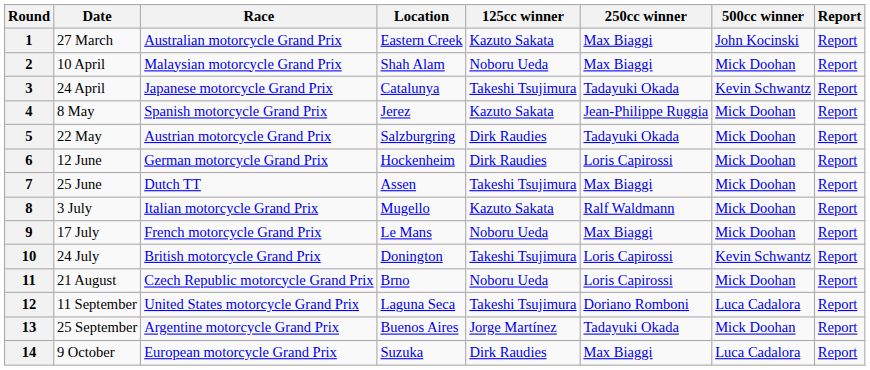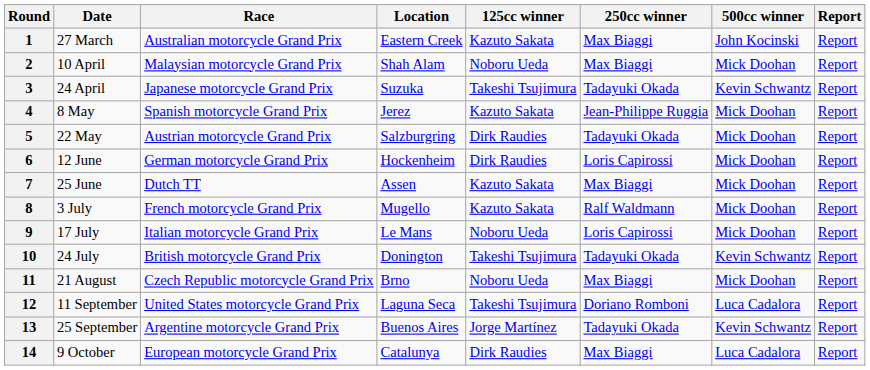(410, 88) Catalunya -> (402, 88) Suzuka
(523, 184) Takeshi Tsujimura -> (512, 184) Kazuto Sakata
(231, 208) Italian motorcycle Grand Prix -> (233, 208) French motorcycle Grand Prix
(233, 232) French motorcycle Grand Prix -> (231, 232) Italian motorcycle Grand Prix
(618, 232) Max Biaggi -> (628, 232) Loris Capirossi
(628, 256) Loris Capirossi -> (631, 256) Tadayuki Okada
(628, 280) Loris Capirossi -> (618, 280) Max Biaggi
(755, 328) Mick Doohan -> (763, 328) Kevin Schwantz
(402, 352) Suzuka -> (410, 352) Catalunya
